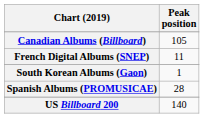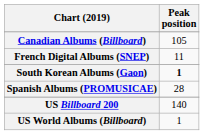(179, 72) normal -> (179, 72) bold
+ row: (82, 121)
